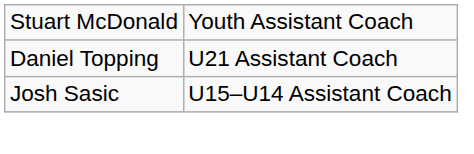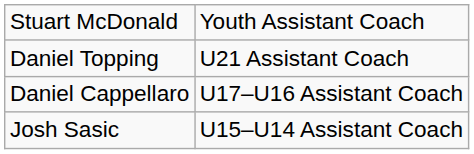+ row: (100, 93)
